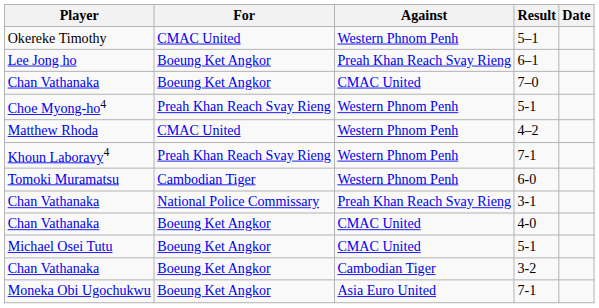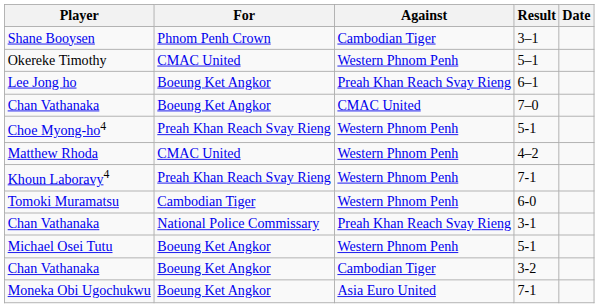+ row: (51, 37)
- row: (54, 224)
(379, 246) CMAC United -> (398, 246) Western Phnom Penh
